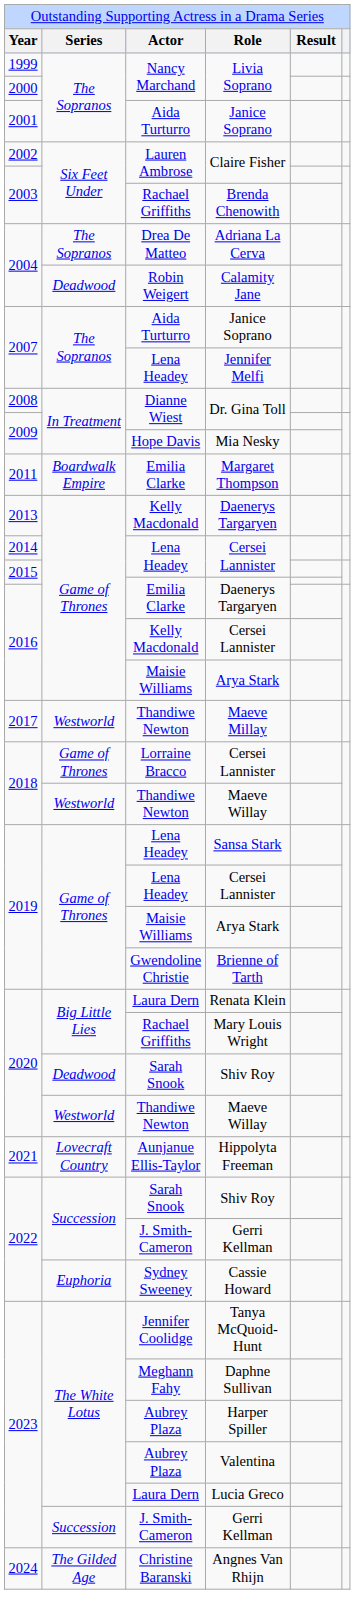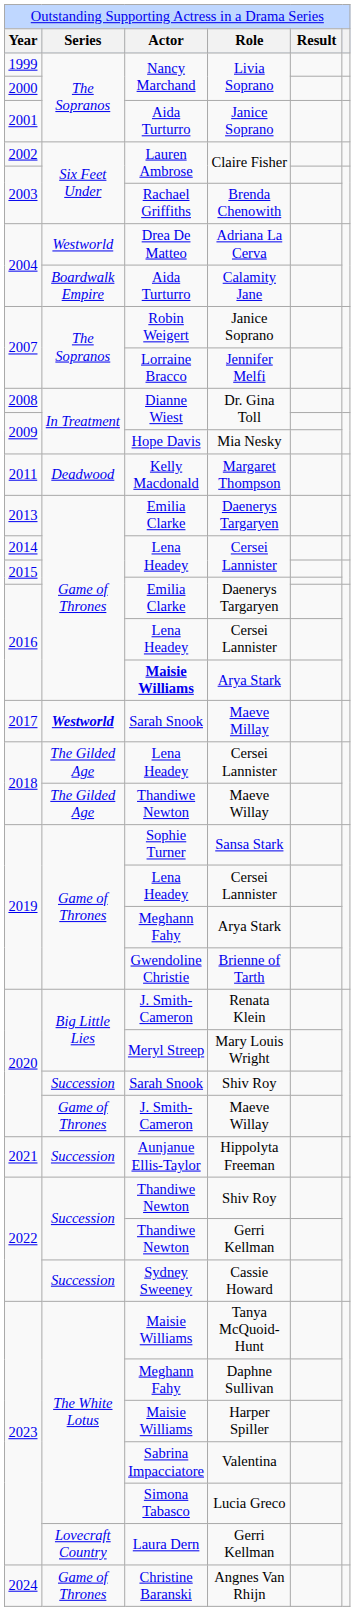(84, 244) The Sopranos -> (83, 244) Westworld
(84, 286) Deadwood -> (83, 286) Boardwalk Empire
(166, 286) Robin Weigert -> (166, 286) Aida Turturro
(166, 327) Aida Turturro -> (166, 327) Robin Weigert
(166, 368) Lena Headey -> (166, 368) Lorraine Bracco
(84, 474) Boardwalk Empire -> (83, 474) Deadwood
(166, 474) Emilia Clarke -> (166, 474) Kelly Macdonald
(166, 515) Kelly Macdonald -> (166, 515) Emilia Clarke
(166, 639) Kelly Macdonald -> (166, 639) Lena Headey
(166, 680) normal -> (166, 680) bold
(84, 721) normal -> (83, 721) bold
(166, 721) Thandiwe Newton -> (166, 721) Sarah Snook
(84, 762) Game of Thrones -> (83, 762) The Gilded Age
(166, 762) Lorraine Bracco -> (166, 762) Lena Headey
(84, 803) Westworld -> (83, 803) The Gilded Age
(166, 845) Lena Headey -> (166, 845) Sophie Turner
(166, 927) Maisie Williams -> (166, 927) Meghann Fahy
(166, 1001) Laura Dern -> (166, 1009) J. Smith-Cameron
(166, 1033) Rachael Griffiths -> (166, 1050) Meryl Streep
(84, 1074) Deadwood -> (83, 1083) Succession
(84, 1116) Westworld -> (83, 1116) Game of Thrones
(166, 1116) Thandiwe Newton -> (166, 1116) J. Smith-Cameron
(84, 1157) Lovecraft Country -> (83, 1157) Succession
(166, 1198) Sarah Snook -> (166, 1198) Thandiwe Newton
(166, 1239) J. Smith-Cameron -> (166, 1239) Thandiwe Newton
(84, 1280) Euphoria -> (83, 1280) Succession
(166, 1330) Jennifer Coolidge -> (166, 1330) Maisie Williams
(166, 1421) Aubrey Plaza -> (166, 1421) Maisie Williams
(166, 1462) Aubrey Plaza -> (166, 1462) Sabrina Impacciatore
(166, 1495) Laura Dern -> (166, 1503) Simona Tabasco
(84, 1527) Succession -> (83, 1544) Lovecraft Country
(166, 1527) J. Smith-Cameron -> (166, 1544) Laura Dern
(84, 1568) The Gilded Age -> (83, 1585) Game of Thrones
